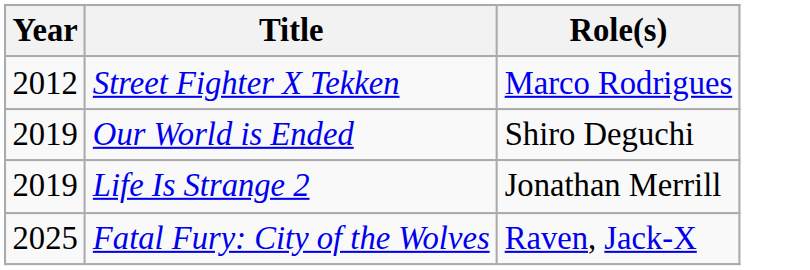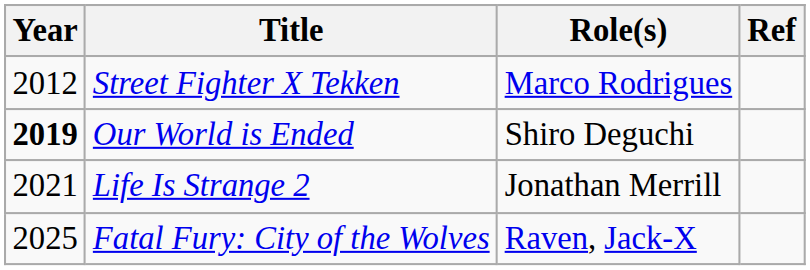+ column: (772, 30)
(45, 133) normal -> (45, 133) bold
(45, 185) 2019 -> (45, 185) 2021
